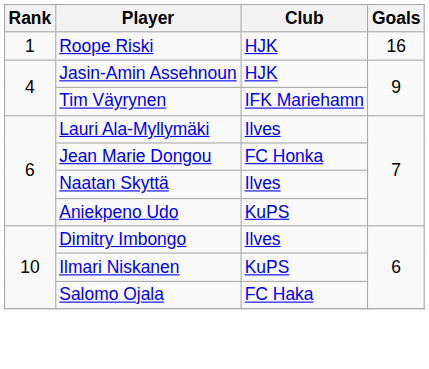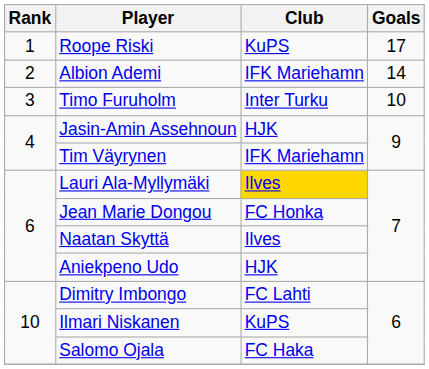(261, 45) HJK -> (267, 45) KuPS
(396, 45) 16 -> (396, 45) 17
+ row: (110, 73)
+ row: (118, 101)
(263, 128) no background -> (263, 184) gold background
(267, 211) KuPS -> (261, 267) HJK
(263, 239) Ilves -> (278, 294) FC Lahti
